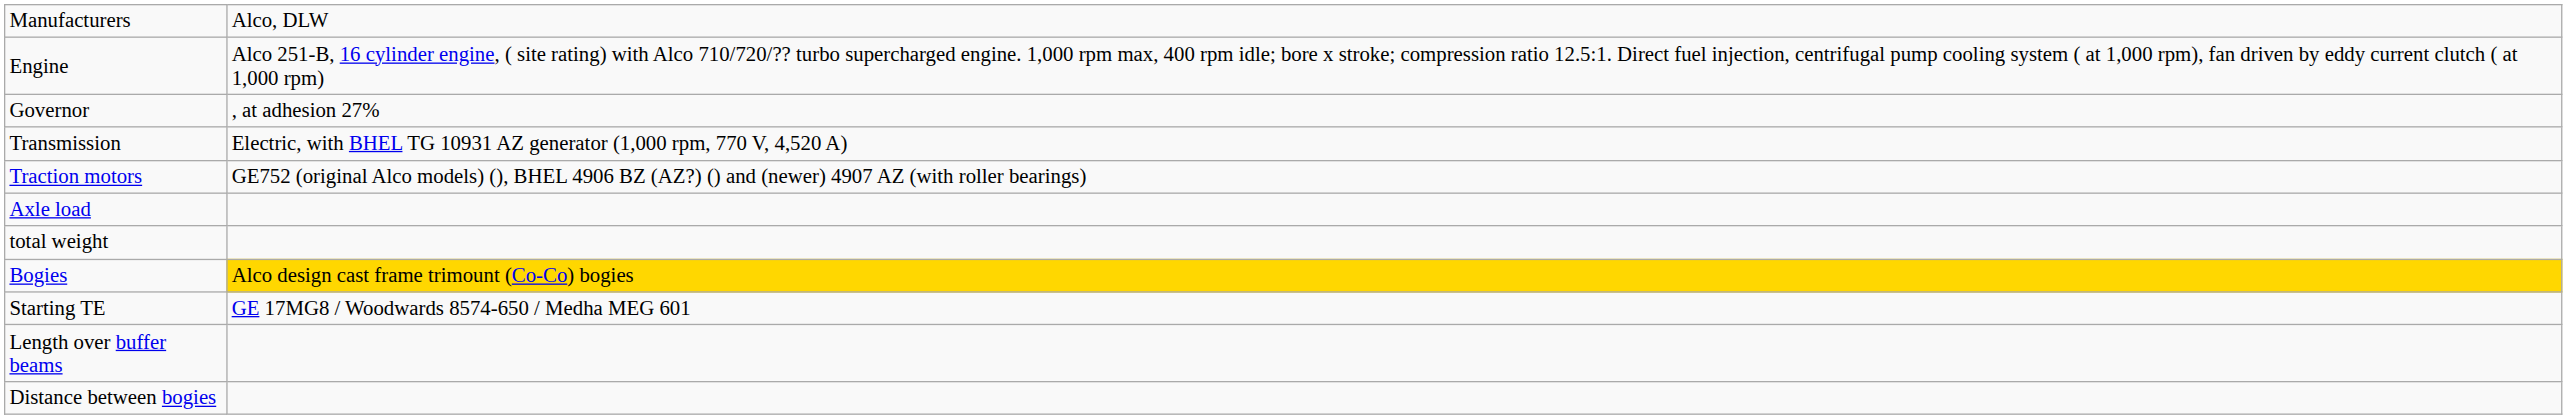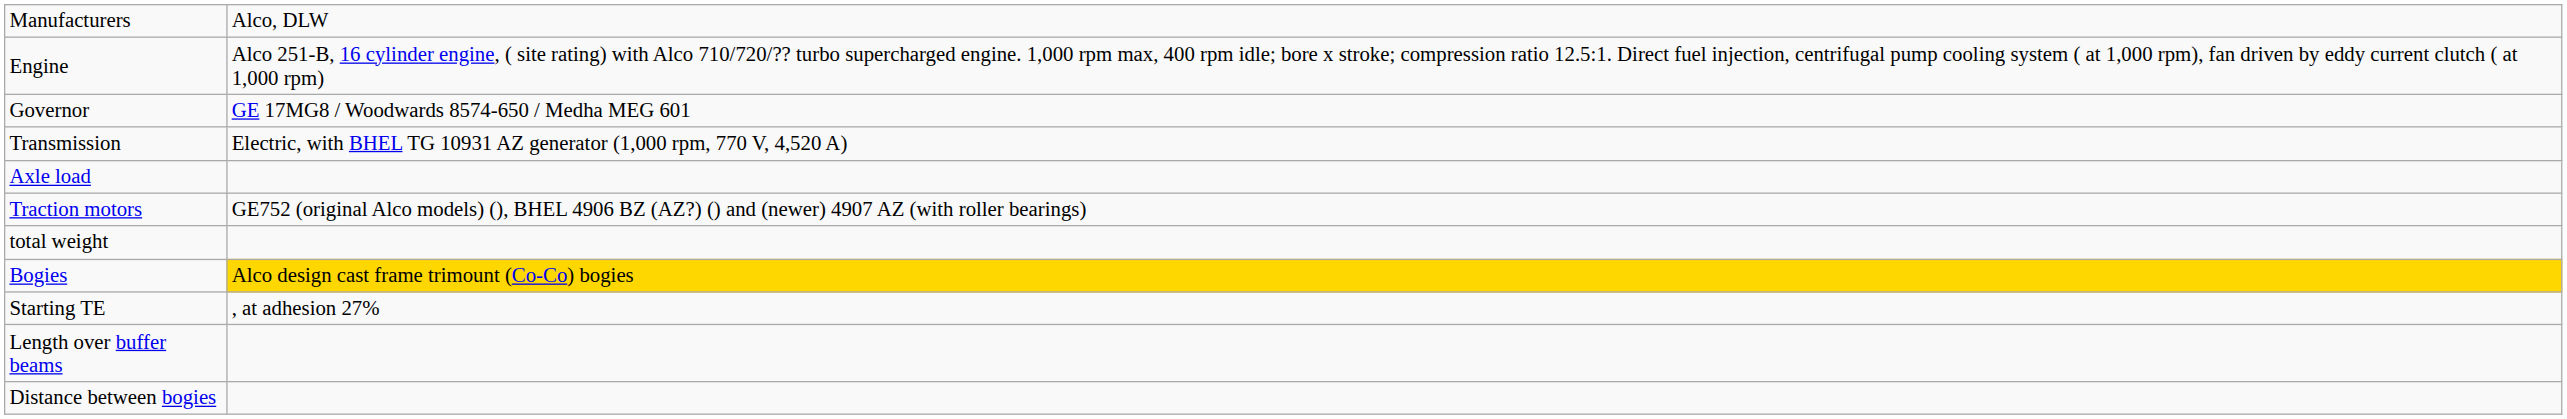(306, 110) , at adhesion 27% -> (461, 110) GE 17MG8 / Woodwards 8574-650 / Medha MEG 601
rows swapped: (76, 176) <-> (50, 209)
(461, 308) GE 17MG8 / Woodwards 8574-650 / Medha MEG 601 -> (306, 308) , at adhesion 27%
